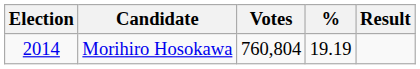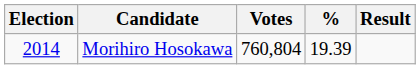(331, 48) 19.19 -> (331, 48) 19.39
